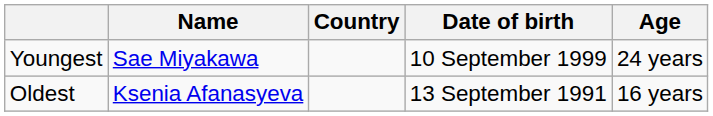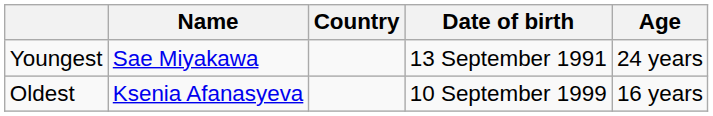(508, 57) 10 September 1999 -> (508, 57) 13 September 1991
(508, 93) 13 September 1991 -> (508, 93) 10 September 1999
